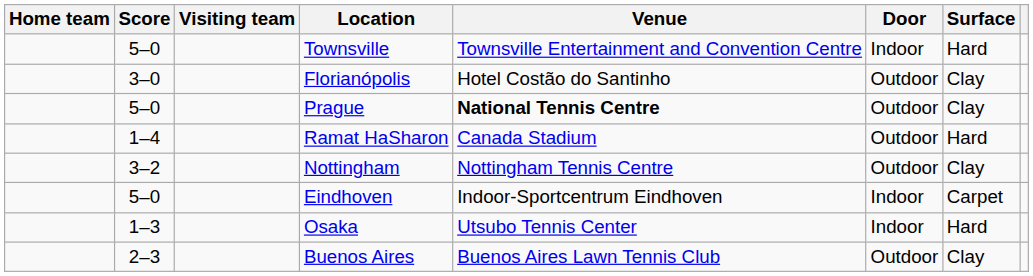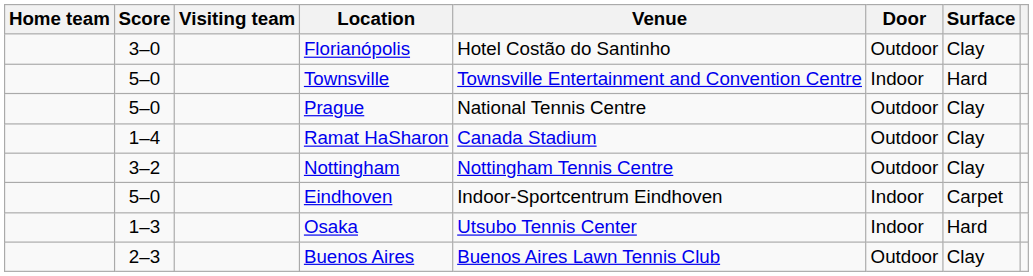rows swapped: (347, 49) <-> (357, 78)
(558, 108) bold -> (552, 108) normal
(967, 138) Hard -> (966, 138) Clay
